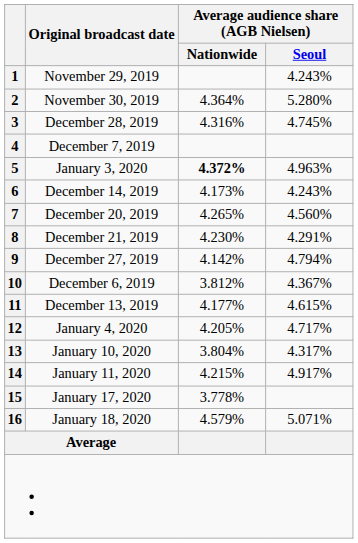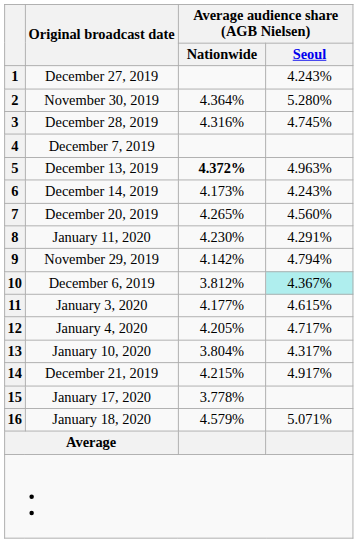(102, 77) November 29, 2019 -> (102, 77) December 27, 2019
(102, 168) January 3, 2020 -> (102, 168) December 13, 2019
(102, 237) December 21, 2019 -> (102, 237) January 11, 2020
(102, 260) December 27, 2019 -> (102, 260) November 29, 2019
(310, 282) no background -> (310, 282) paleturquoise background
(102, 305) December 13, 2019 -> (102, 305) January 3, 2020
(102, 374) January 11, 2020 -> (102, 374) December 21, 2019
